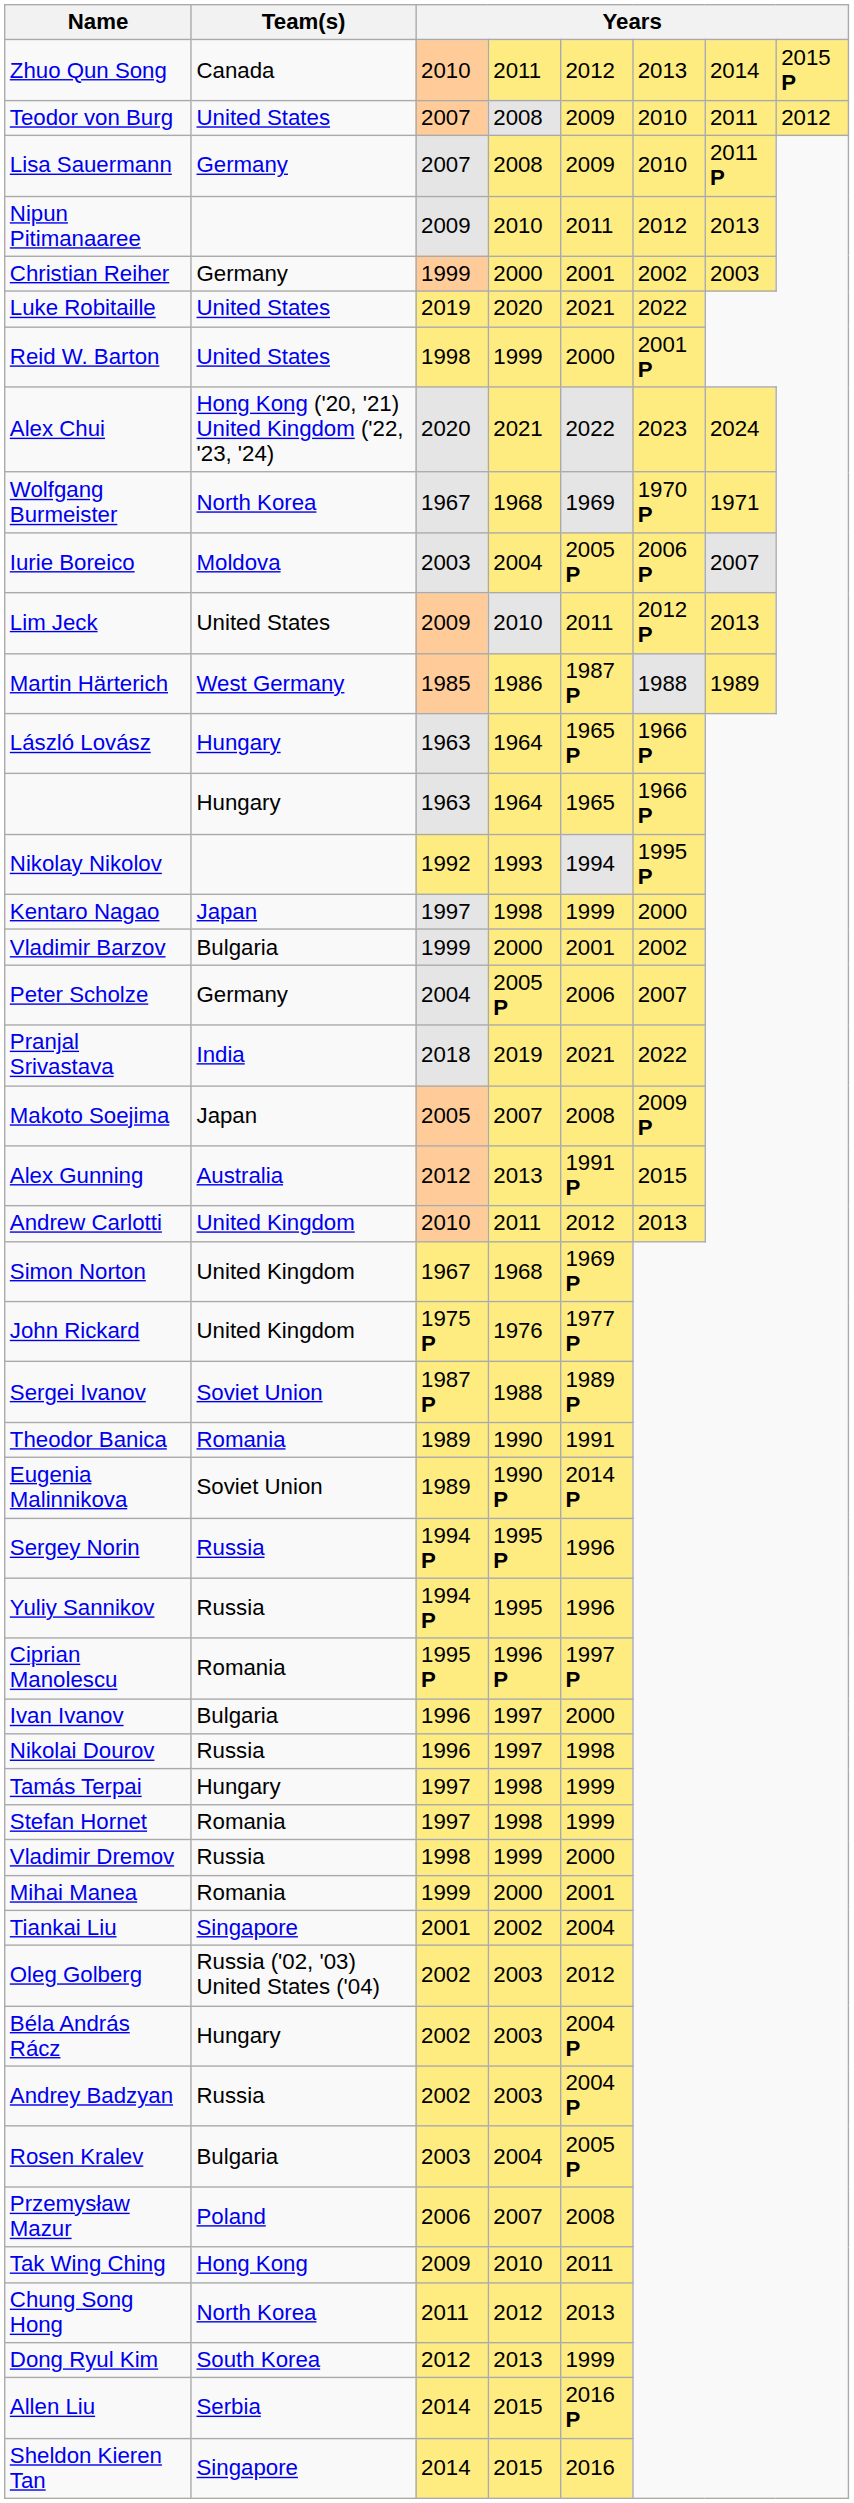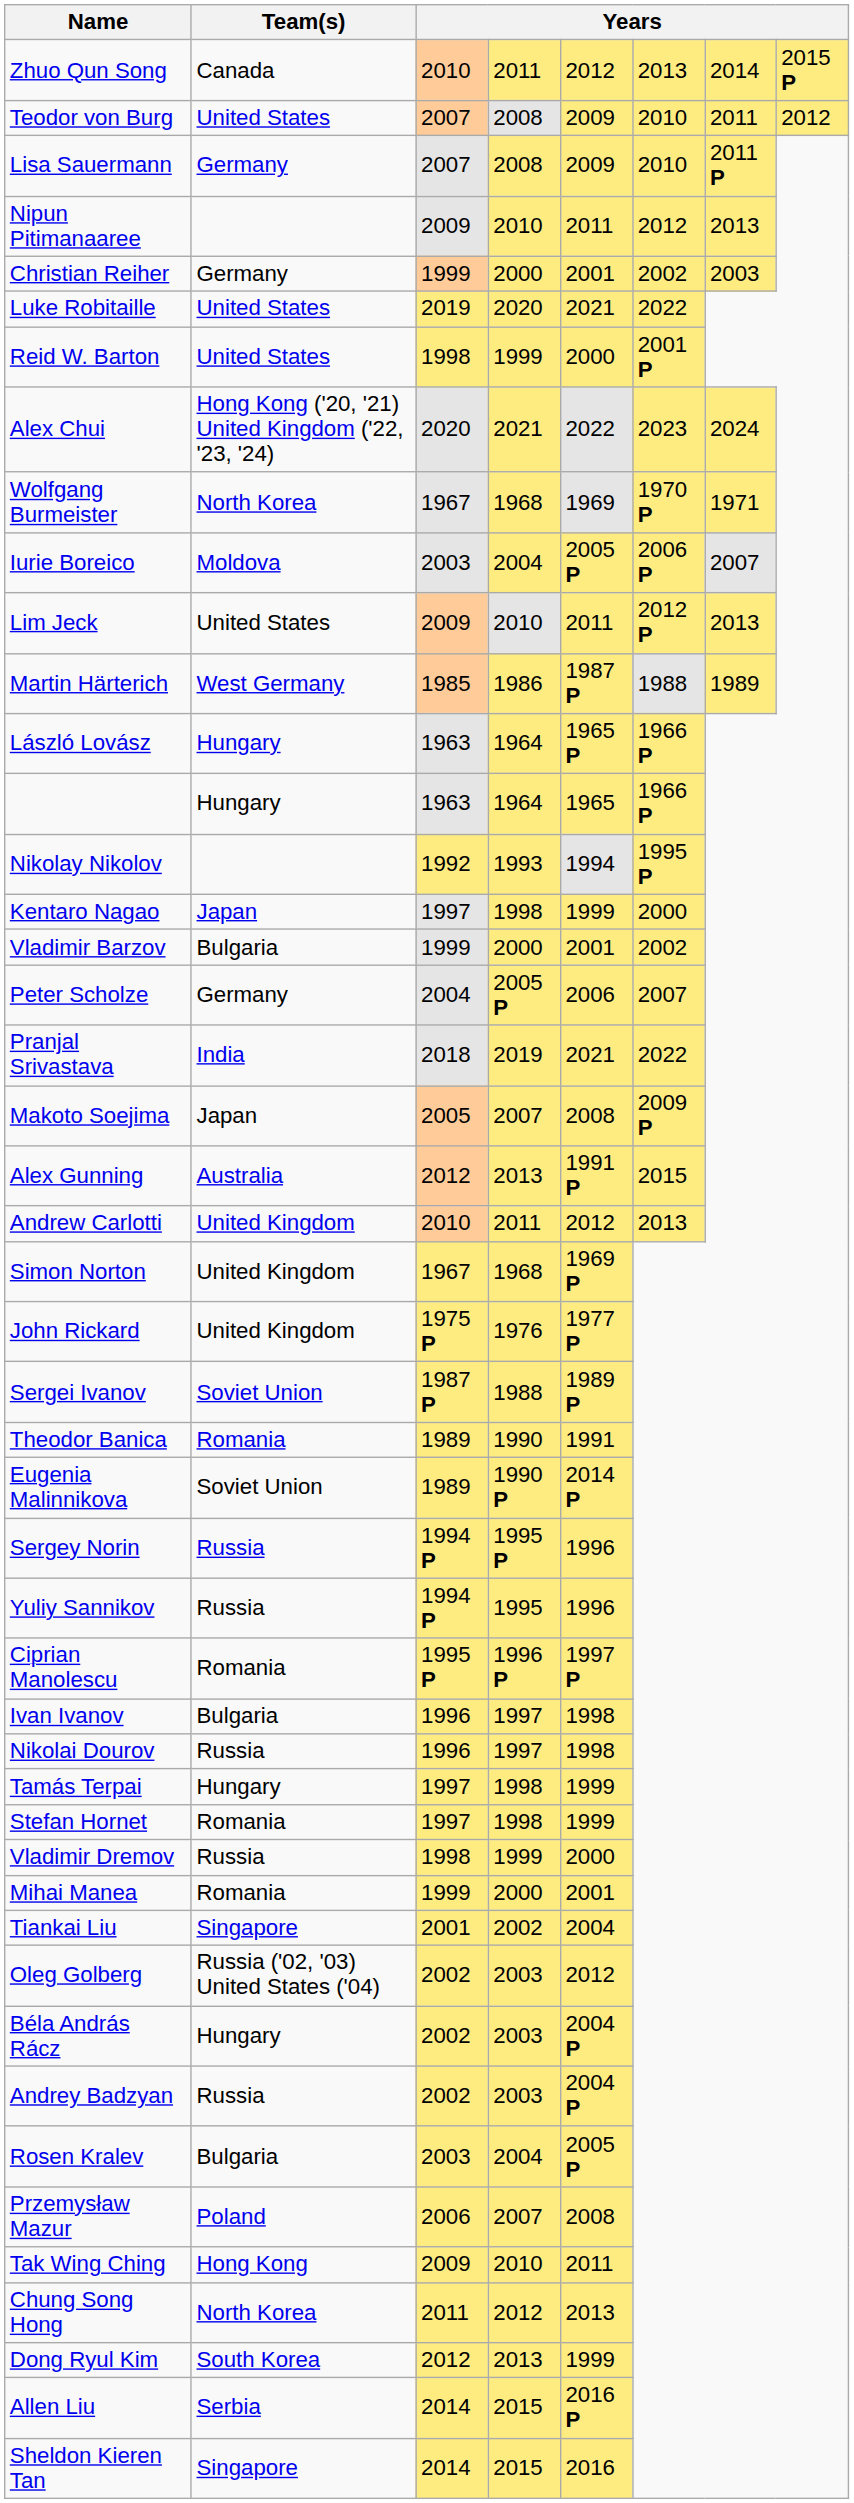(590, 1716) 2000 -> (590, 1716) 1998
